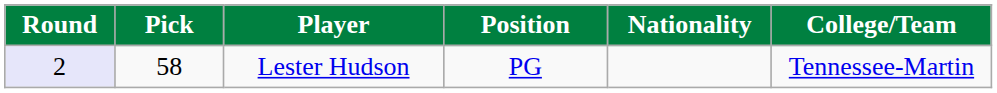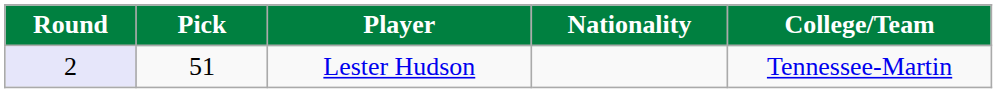- column: (525, 25)
(169, 66) 58 -> (202, 66) 51
